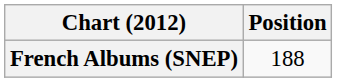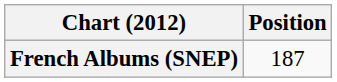(288, 58) 188 -> (288, 58) 187
